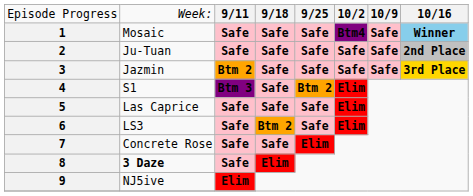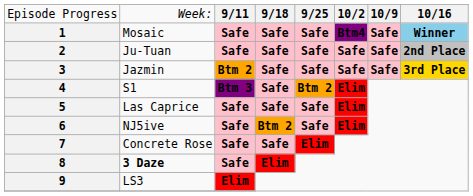(133, 126) LS3 -> (143, 126) NJ5ive
(143, 182) NJ5ive -> (133, 182) LS3
